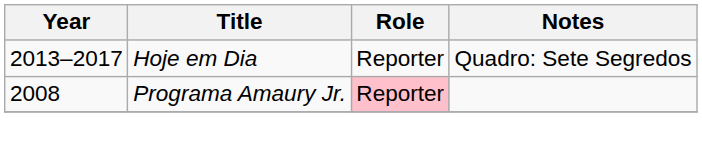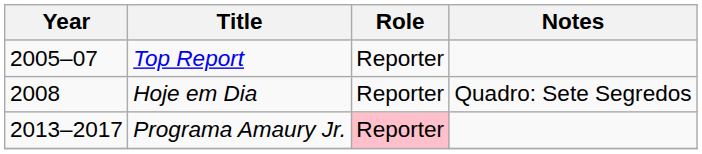+ row: (189, 58)
(66, 58) 2013–2017 -> (35, 93) 2008
(35, 93) 2008 -> (66, 129) 2013–2017
